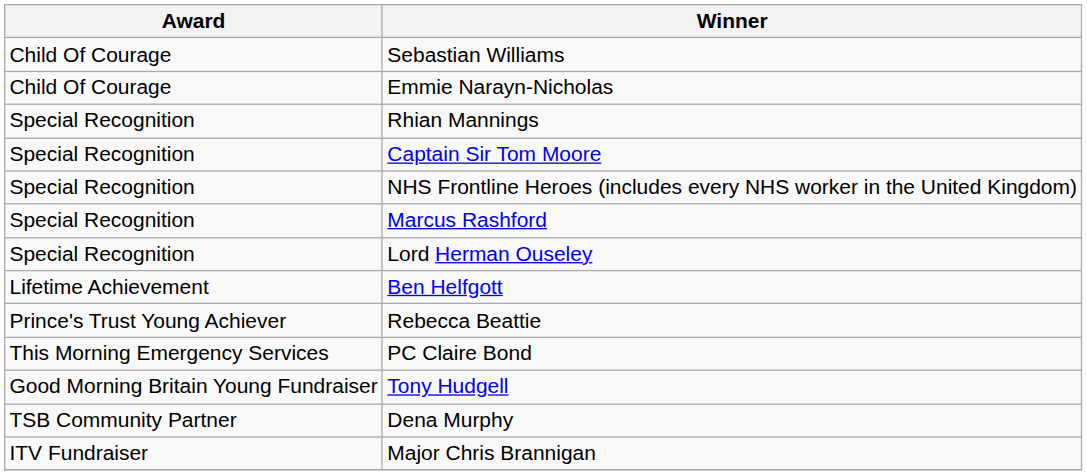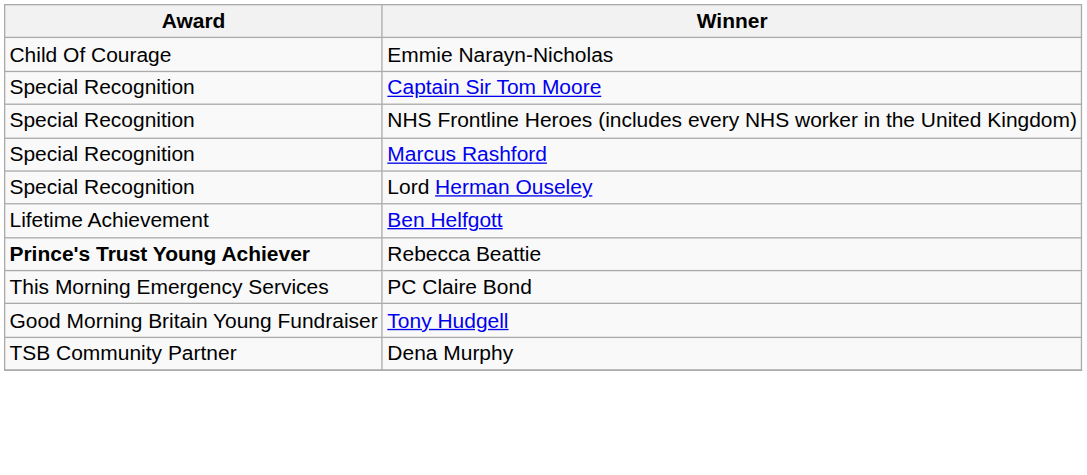- row: (476, 54)
- row: (463, 120)
(148, 320) normal -> (160, 253) bold
- row: (492, 453)
